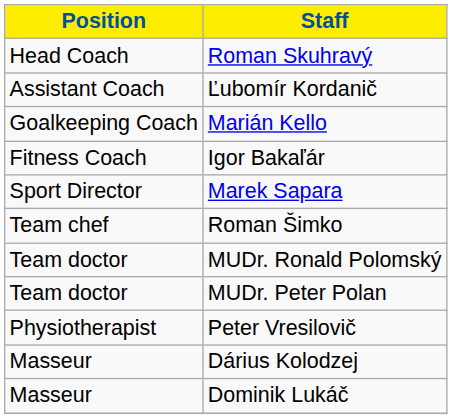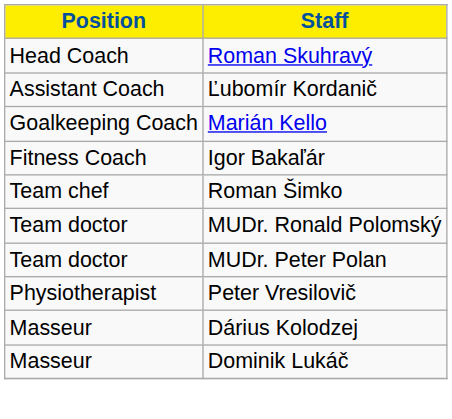- row: (275, 191)
